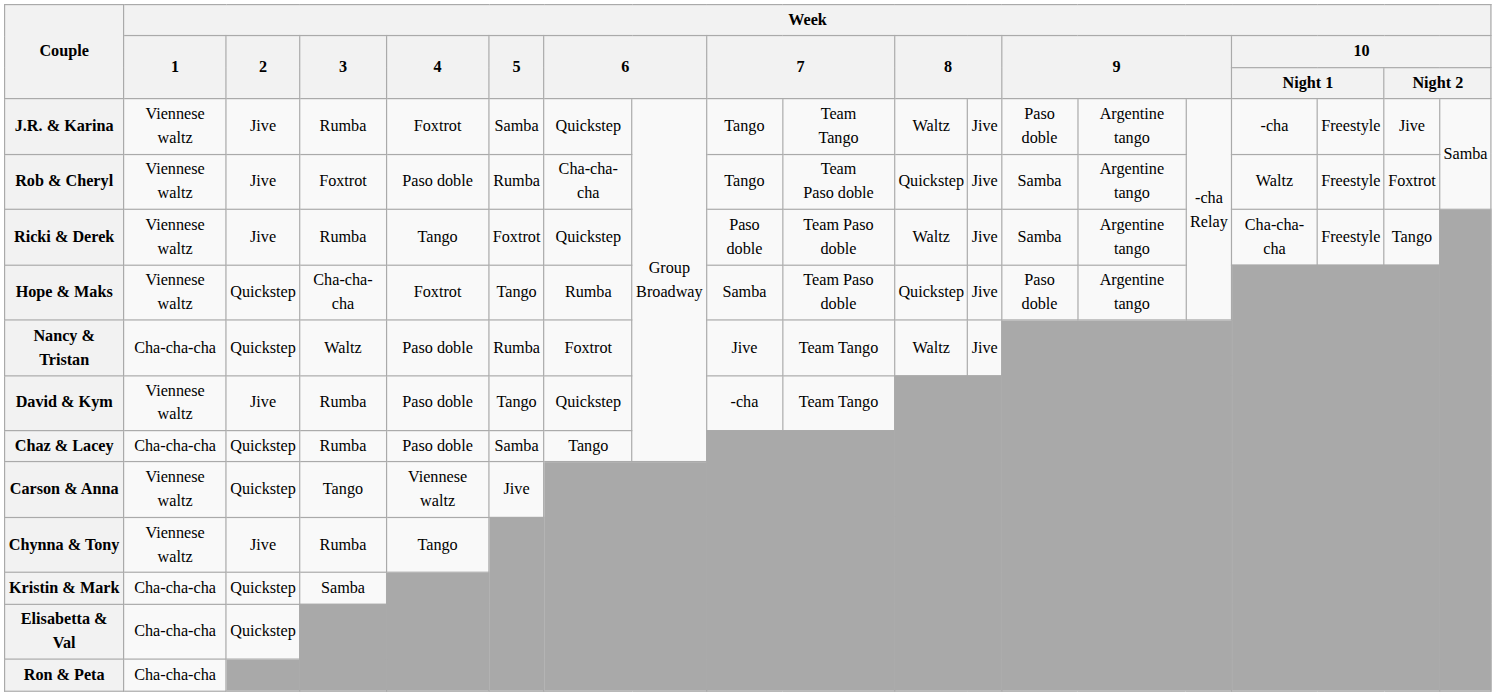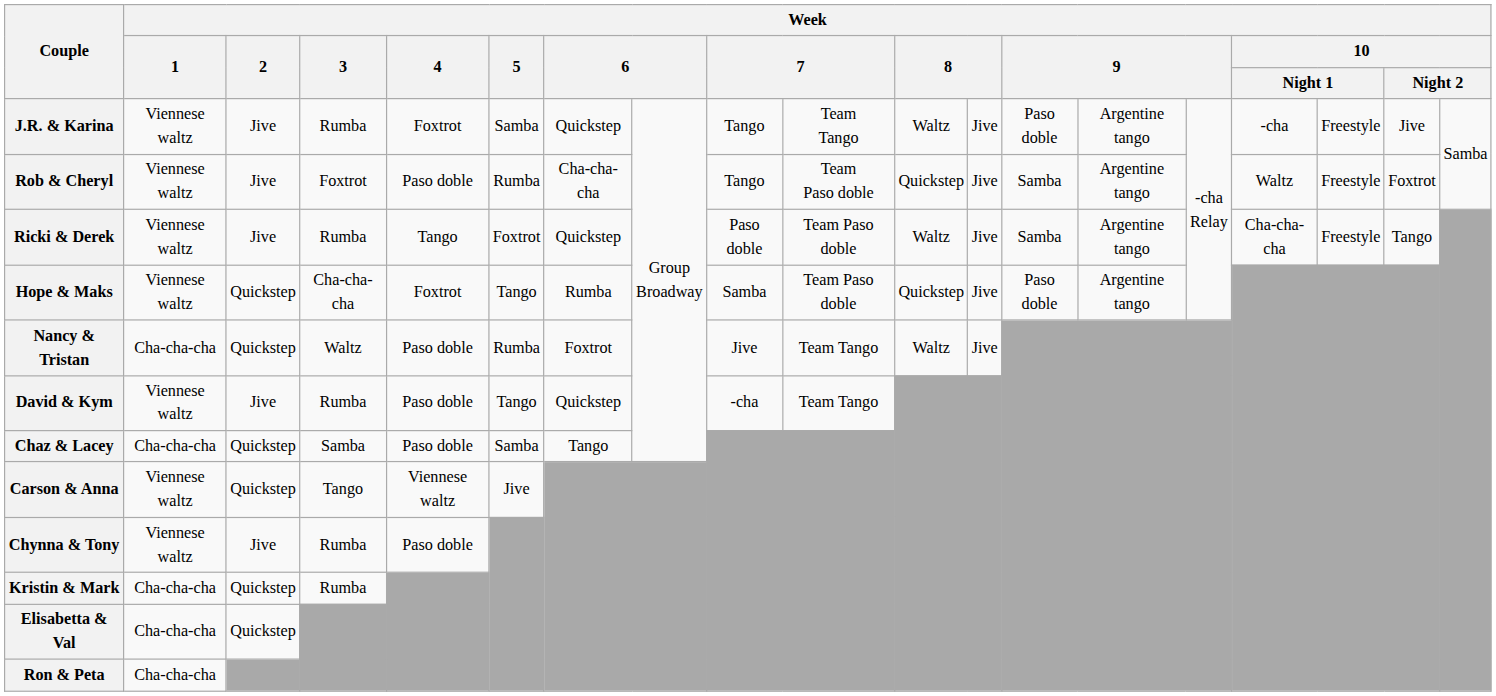(343, 445) Rumba -> (343, 445) Samba
(438, 544) Tango -> (438, 544) Paso doble
(343, 587) Samba -> (343, 587) Rumba
